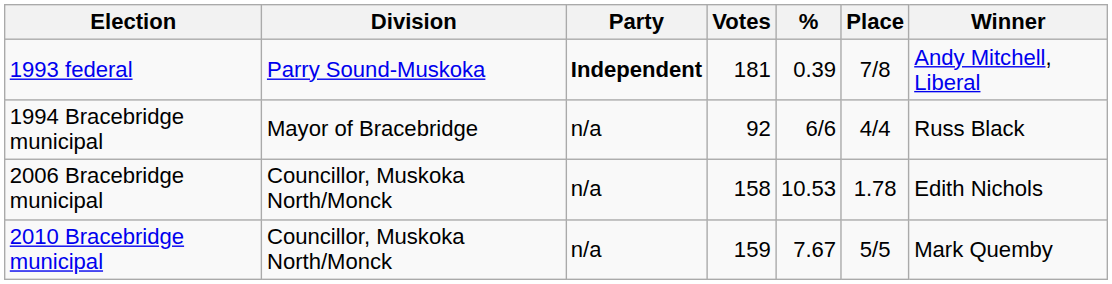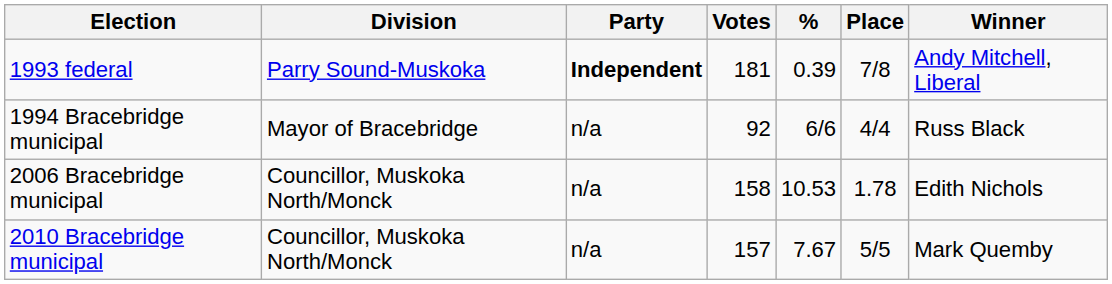(752, 249) 159 -> (752, 249) 157
